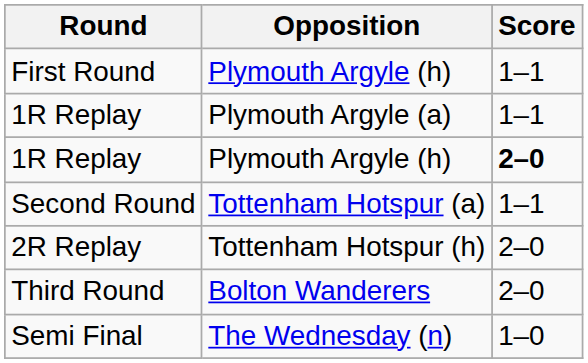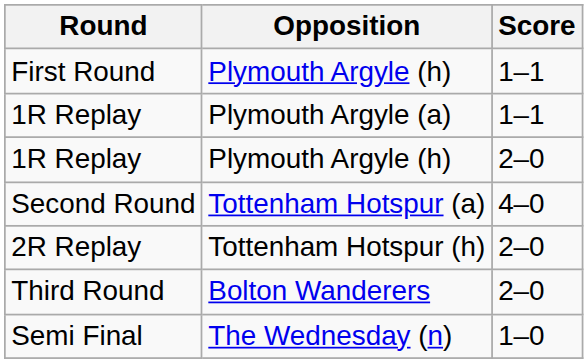(521, 159) bold -> (521, 159) normal
(521, 203) 1–1 -> (521, 203) 4–0
